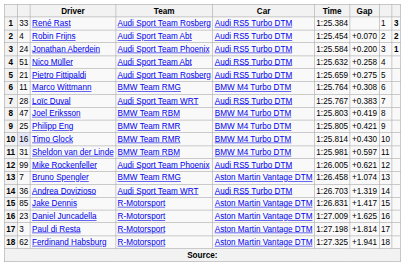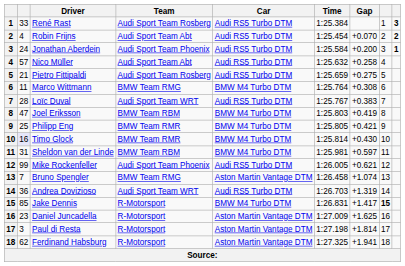(24, 62) 51 -> (24, 62) 57
(264, 203) Aston Martin Vantage DTM -> (253, 203) BMW M4 Turbo DTM
(386, 203) normal -> (386, 203) bold
